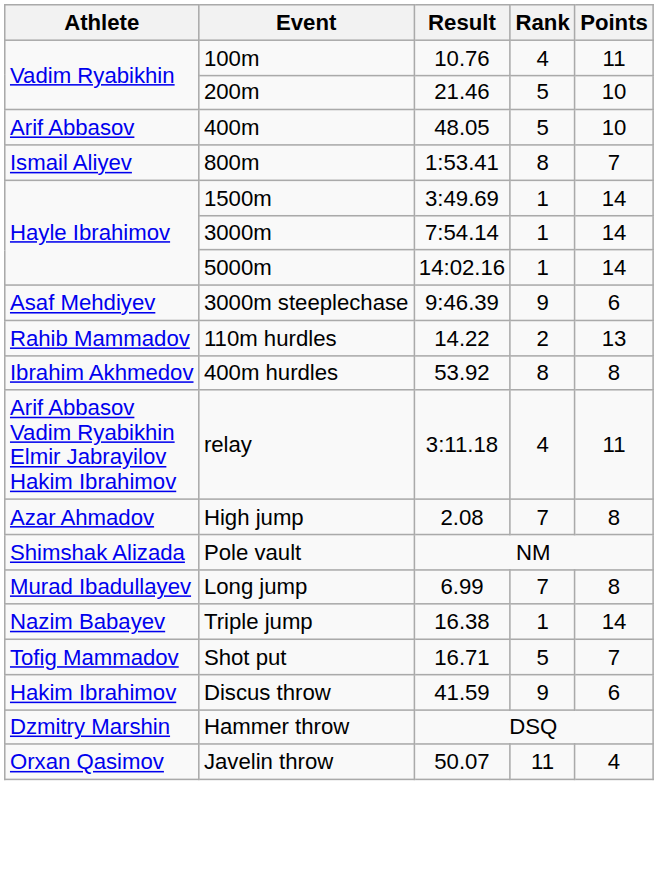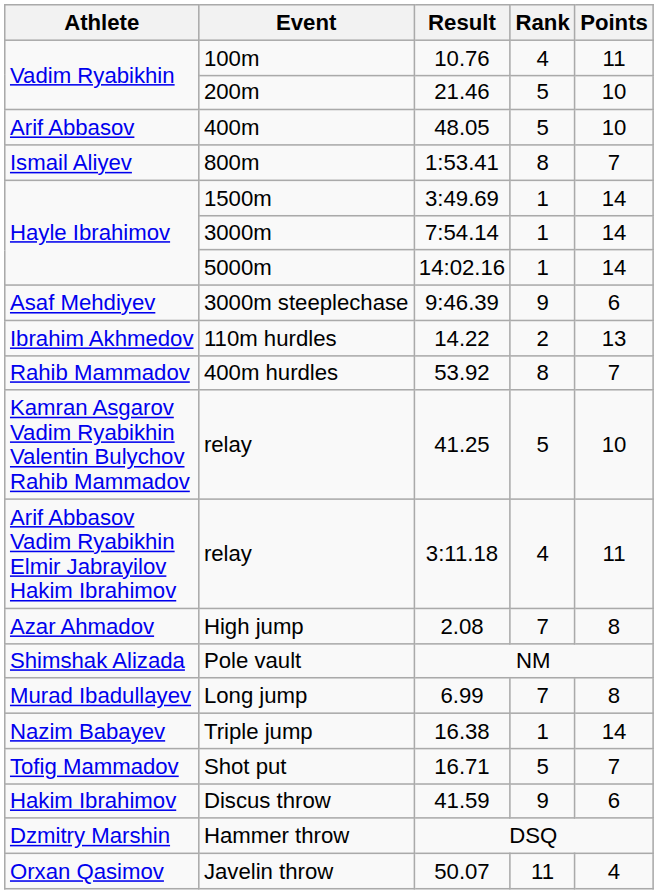(100, 338) Rahib Mammadov -> (102, 338) Ibrahim Akhmedov
(102, 373) Ibrahim Akhmedov -> (100, 373) Rahib Mammadov
(614, 373) 8 -> (614, 373) 7
+ row: (228, 445)
